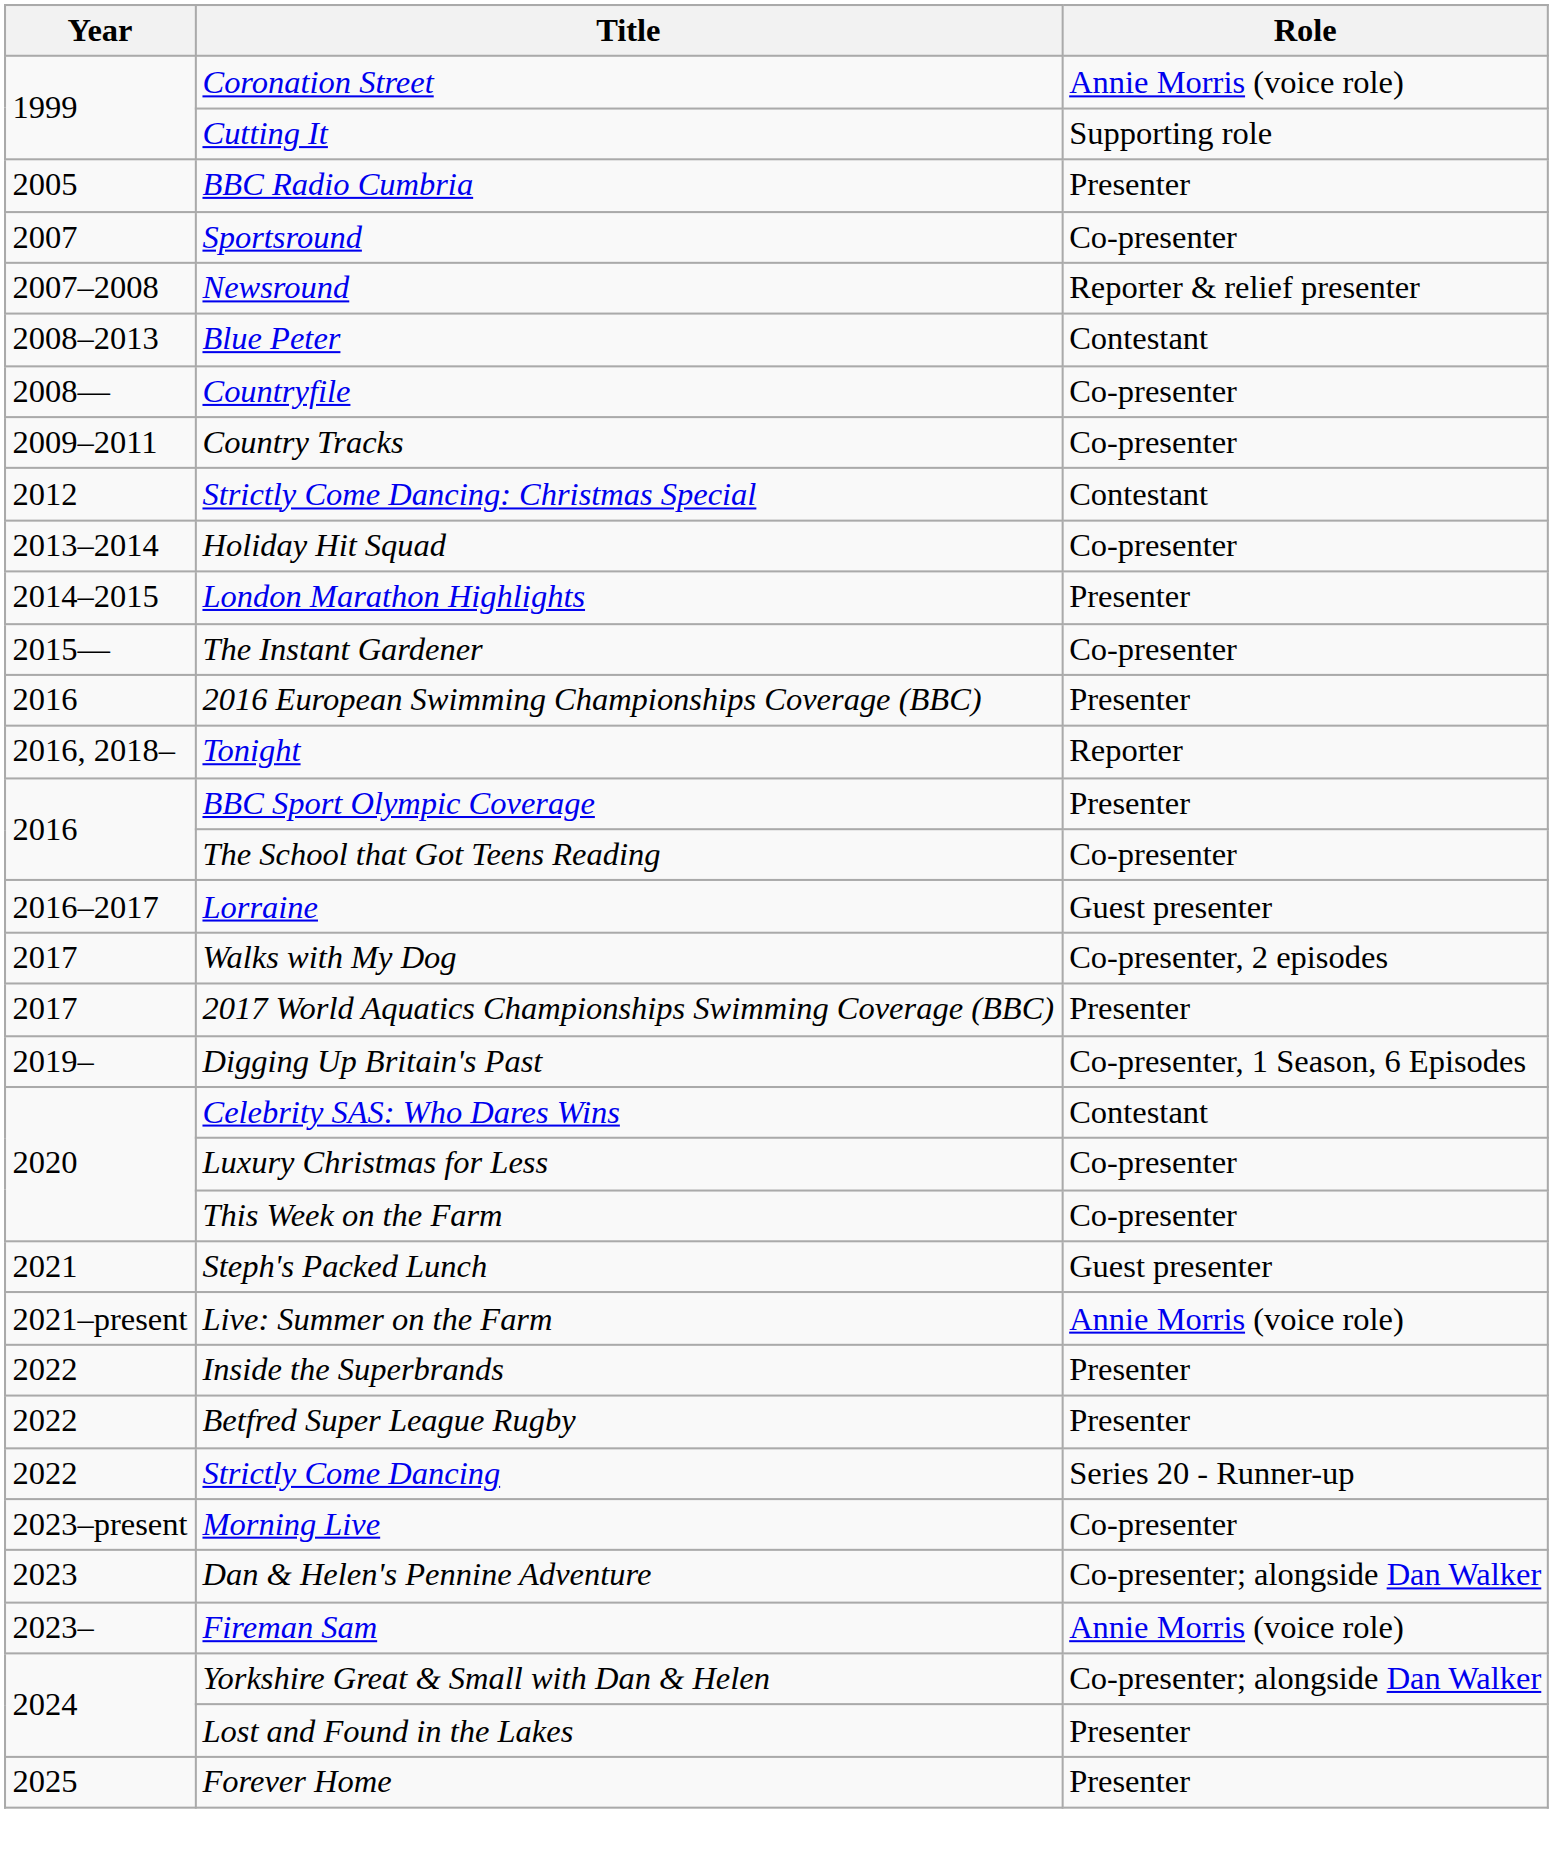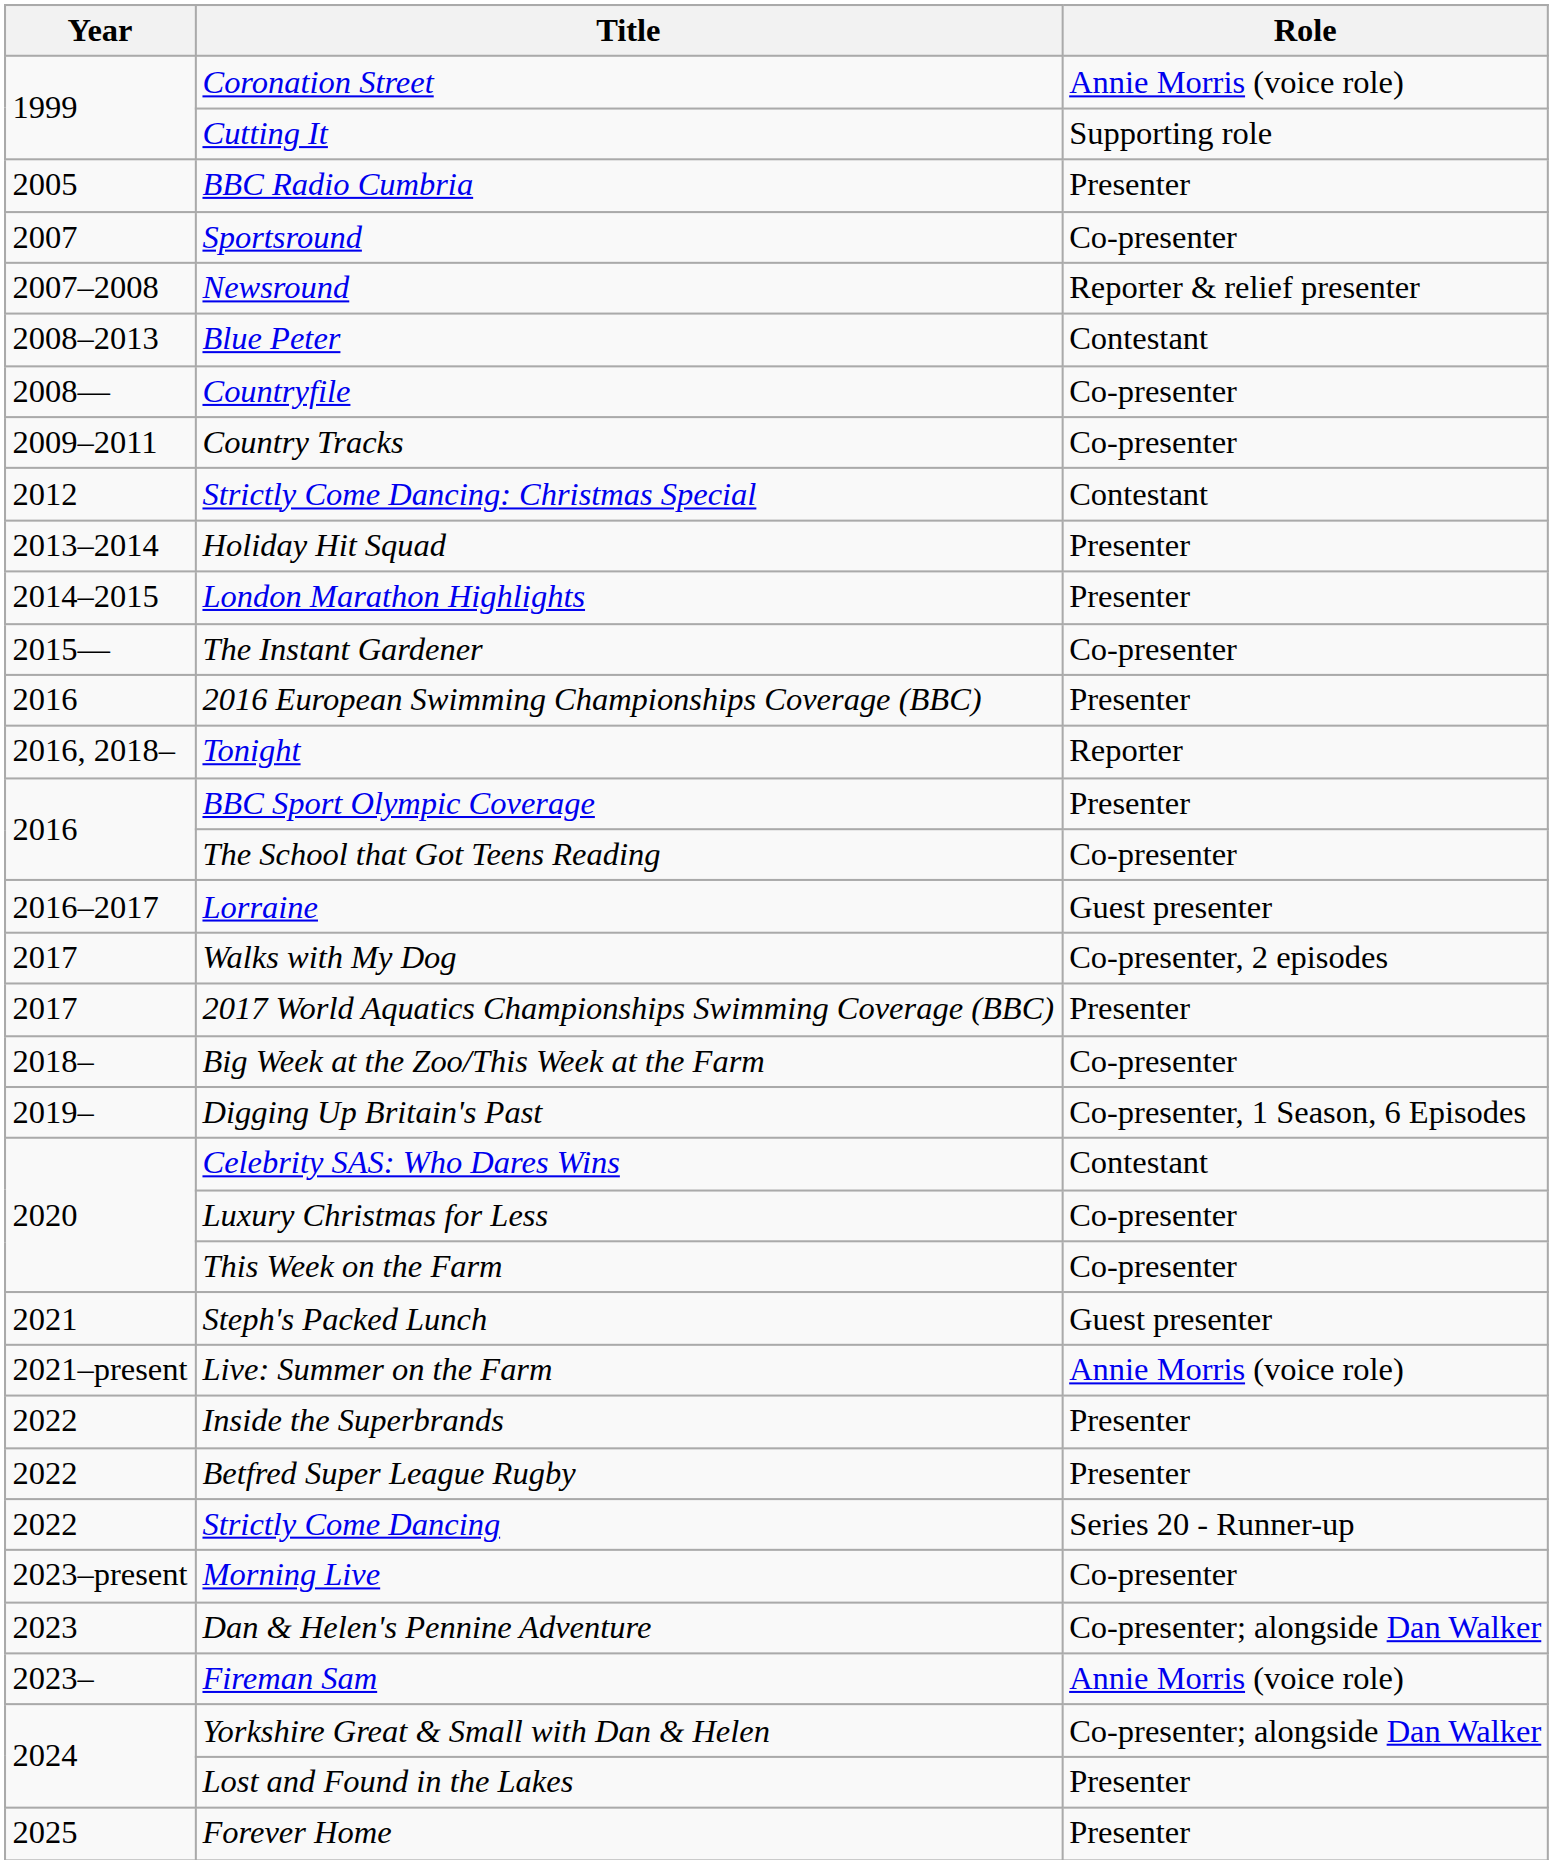(1153, 545) Co-presenter -> (1130, 545) Presenter
+ row: (484, 1060)
